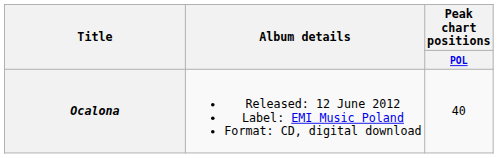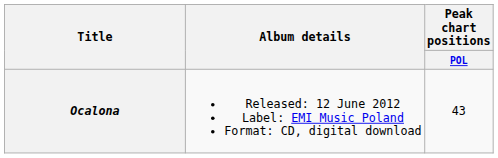(459, 111) 40 -> (459, 111) 43
